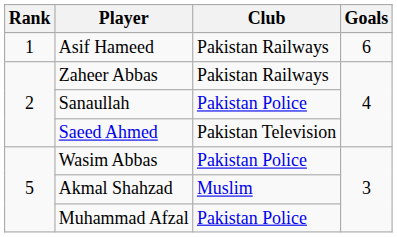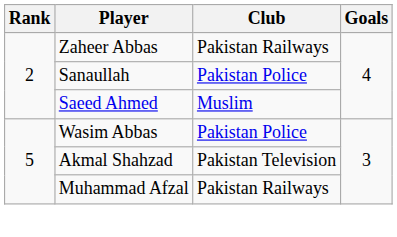- row: (106, 47)
(267, 132) Pakistan Television -> (225, 103) Muslim
(225, 189) Muslim -> (267, 160) Pakistan Television
(252, 217) Pakistan Police -> (263, 189) Pakistan Railways
